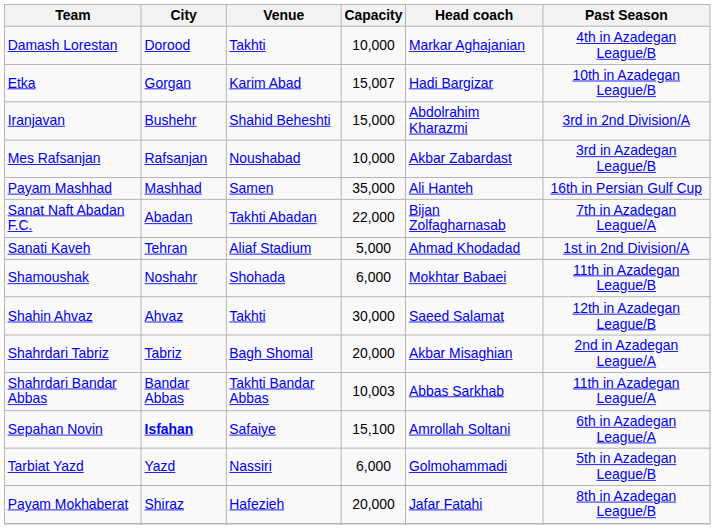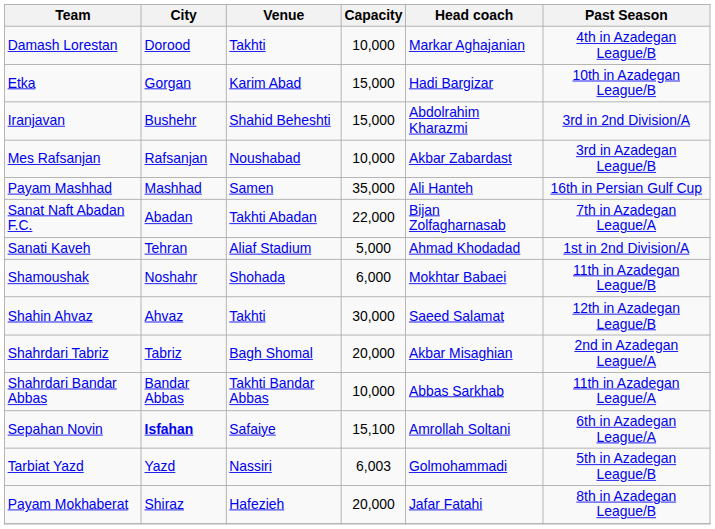(373, 83) 15,007 -> (373, 83) 15,000
(373, 391) 10,003 -> (373, 391) 10,000
(373, 466) 6,000 -> (373, 466) 6,003
